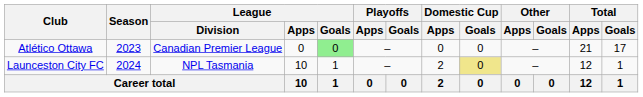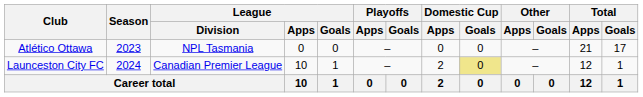(218, 48) Canadian Premier League -> (218, 48) NPL Tasmania
(335, 48) lightgreen background -> (335, 48) no background
(218, 65) NPL Tasmania -> (218, 65) Canadian Premier League
